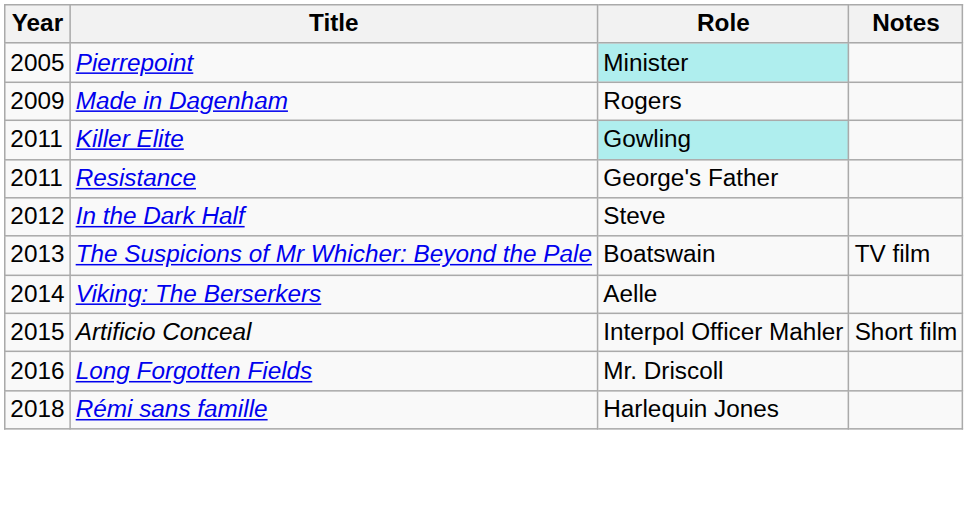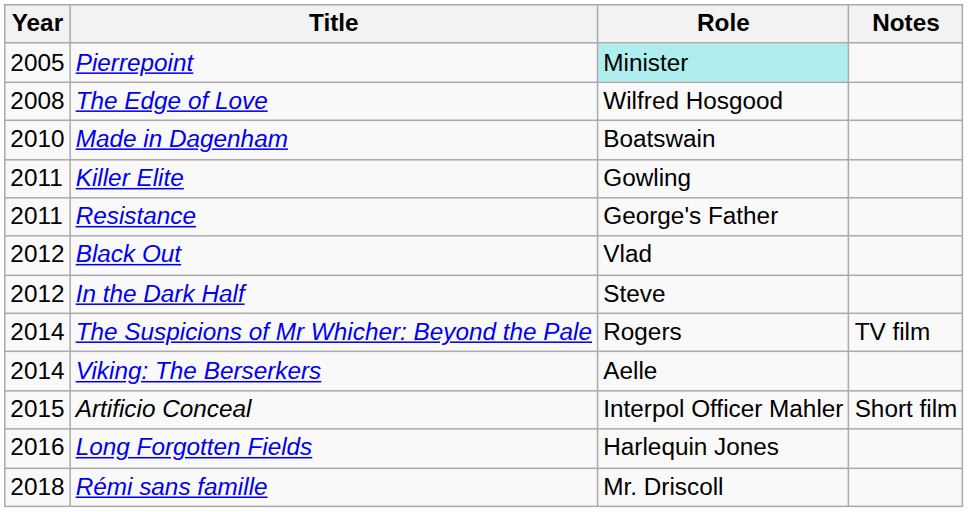+ row: (172, 100)
(37, 100) 2009 -> (37, 139) 2010
(642, 100) Rogers -> (659, 139) Boatswain
(647, 139) paleturquoise background -> (647, 178) no background
+ row: (128, 255)
(37, 255) 2013 -> (37, 332) 2014
(659, 255) Boatswain -> (642, 332) Rogers
(663, 370) Mr. Driscoll -> (691, 448) Harlequin Jones
(691, 409) Harlequin Jones -> (663, 486) Mr. Driscoll
